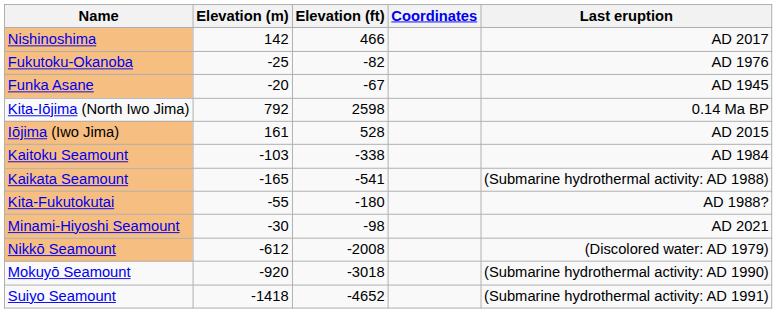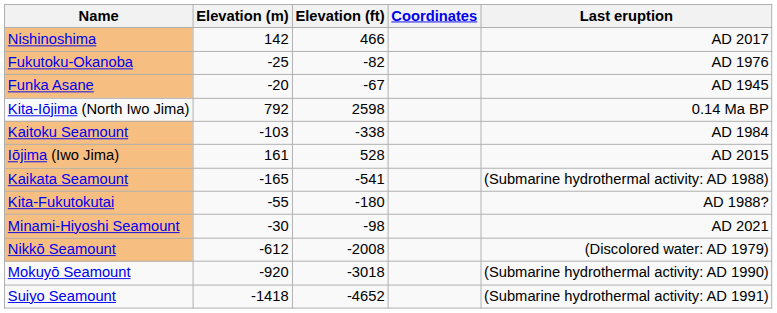rows swapped: (63, 132) <-> (68, 156)
